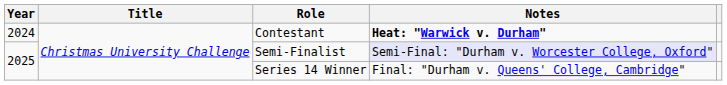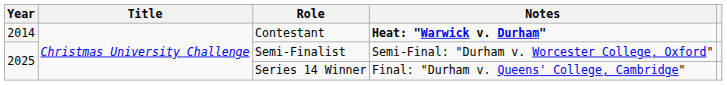(21, 33) 2024 -> (21, 33) 2014
(543, 52) lavender background -> (543, 52) no background
